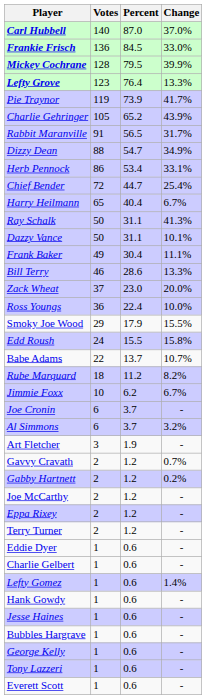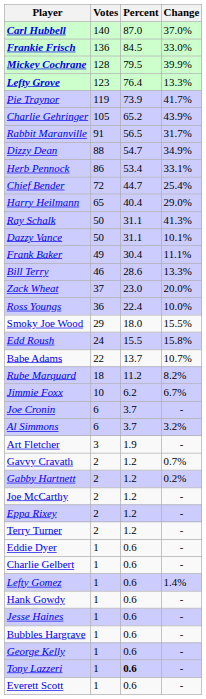(175, 202) 6.7% -> (178, 202) 29.0%
(133, 323) 17.9 -> (133, 323) 18.0
(130, 668) normal -> (130, 668) bold
